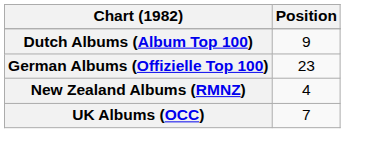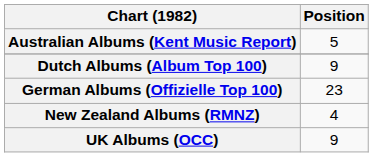+ row: (152, 41)
(306, 115) 7 -> (334, 139) 9
